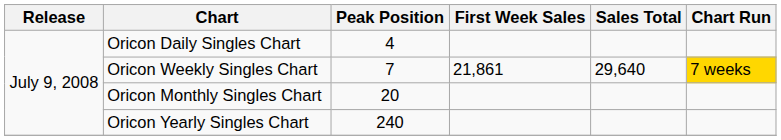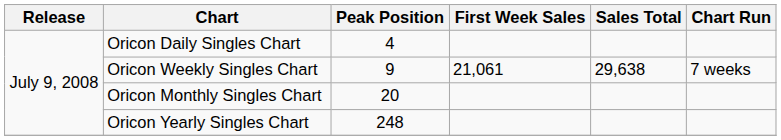(390, 69) 7 -> (390, 69) 9
(478, 69) 21,861 -> (478, 69) 21,061
(620, 69) 29,640 -> (620, 69) 29,638
(721, 69) gold background -> (721, 69) no background
(390, 122) 240 -> (390, 122) 248
